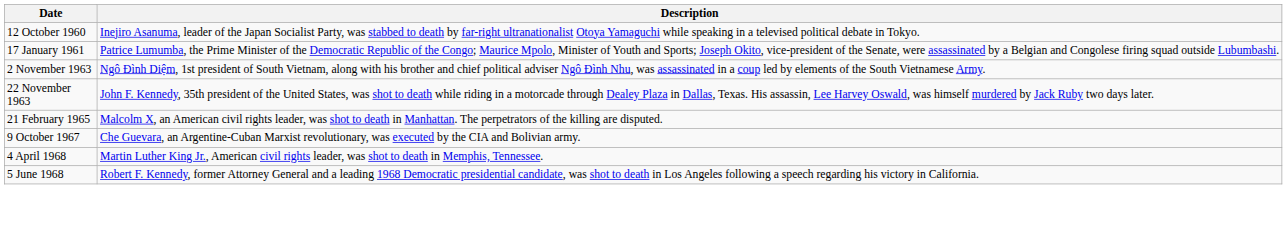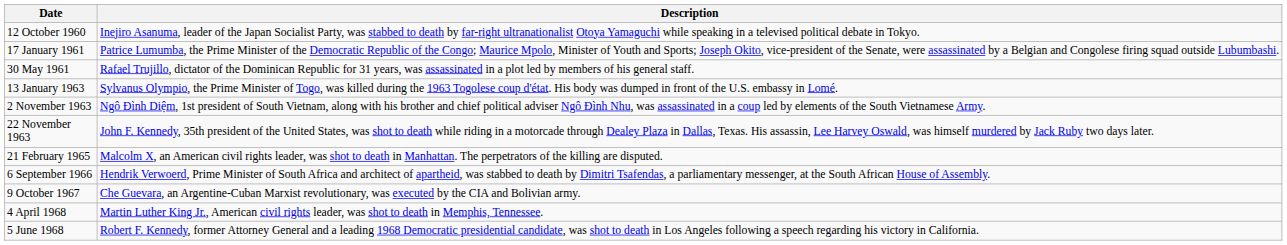+ row: (38, 69)
+ row: (46, 87)
+ row: (50, 175)
